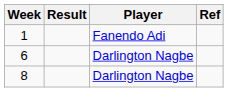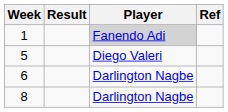(129, 35) no background -> (129, 35) lightgrey background
+ row: (24, 55)
